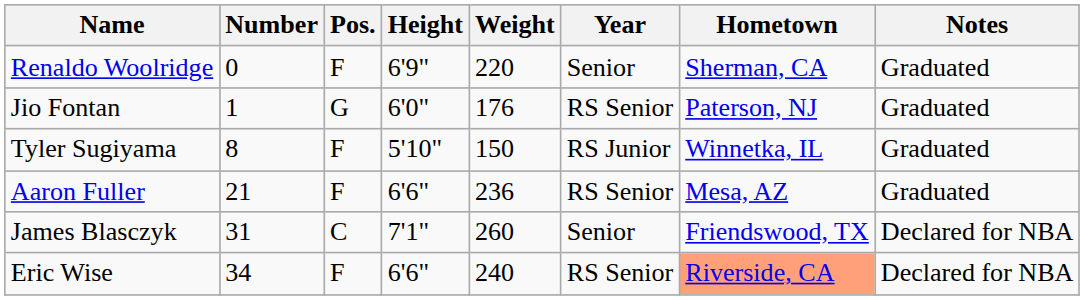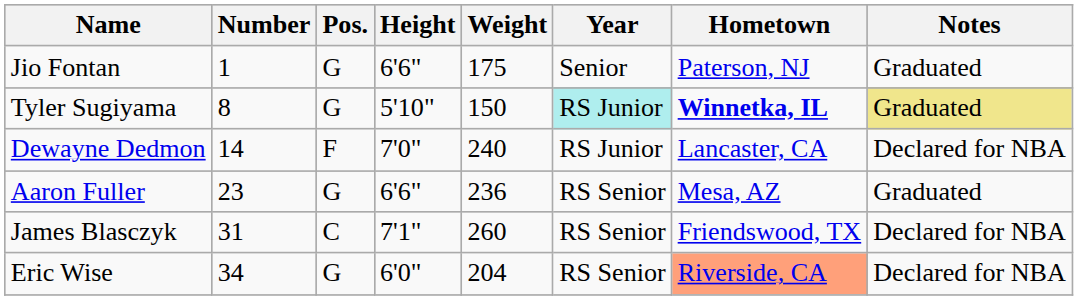- row: (112, 66)
(408, 107) 6'0" -> (401, 66) 6'6"
(495, 107) 176 -> (487, 66) 175
(620, 107) RS Senior -> (593, 66) Senior
(337, 149) F -> (332, 107) G
(619, 149) no background -> (611, 107) paleturquoise background
(754, 149) normal -> (753, 107) bold
(935, 149) no background -> (928, 107) khaki background
+ row: (108, 149)
(238, 190) 21 -> (231, 190) 23
(337, 190) F -> (332, 190) G
(601, 231) Senior -> (612, 231) RS Senior
(337, 273) F -> (332, 273) G
(408, 273) 6'6" -> (401, 273) 6'0"
(495, 273) 240 -> (487, 273) 204
